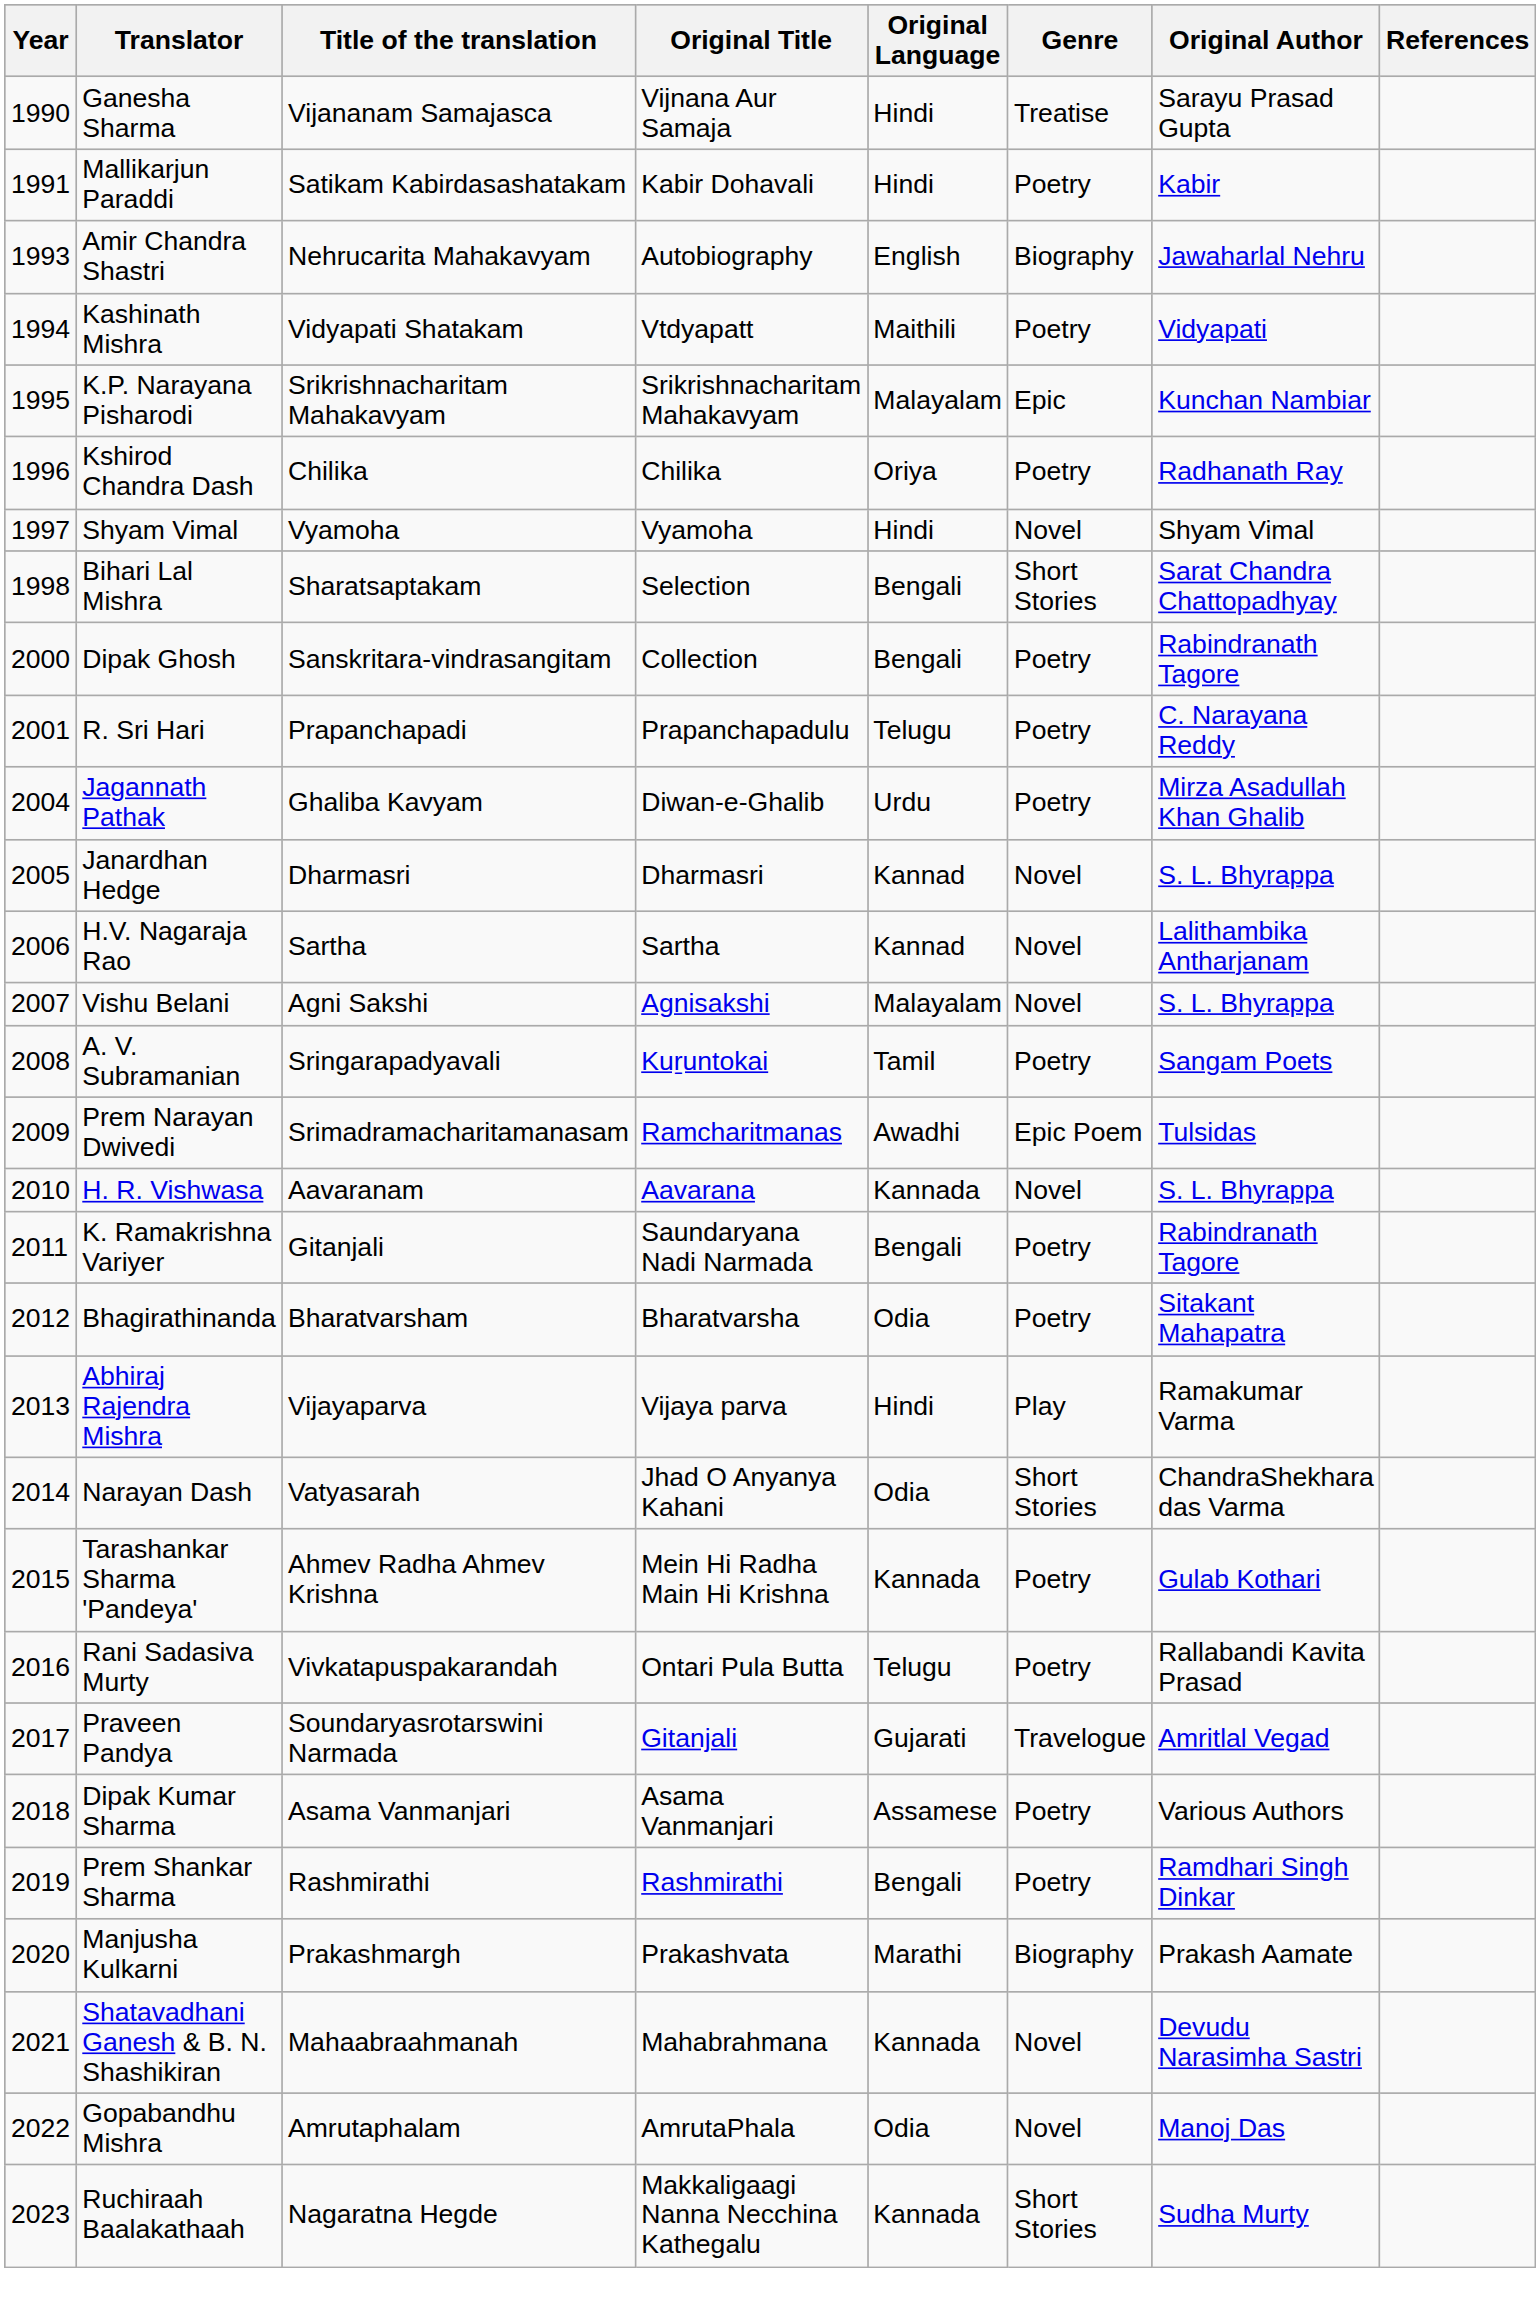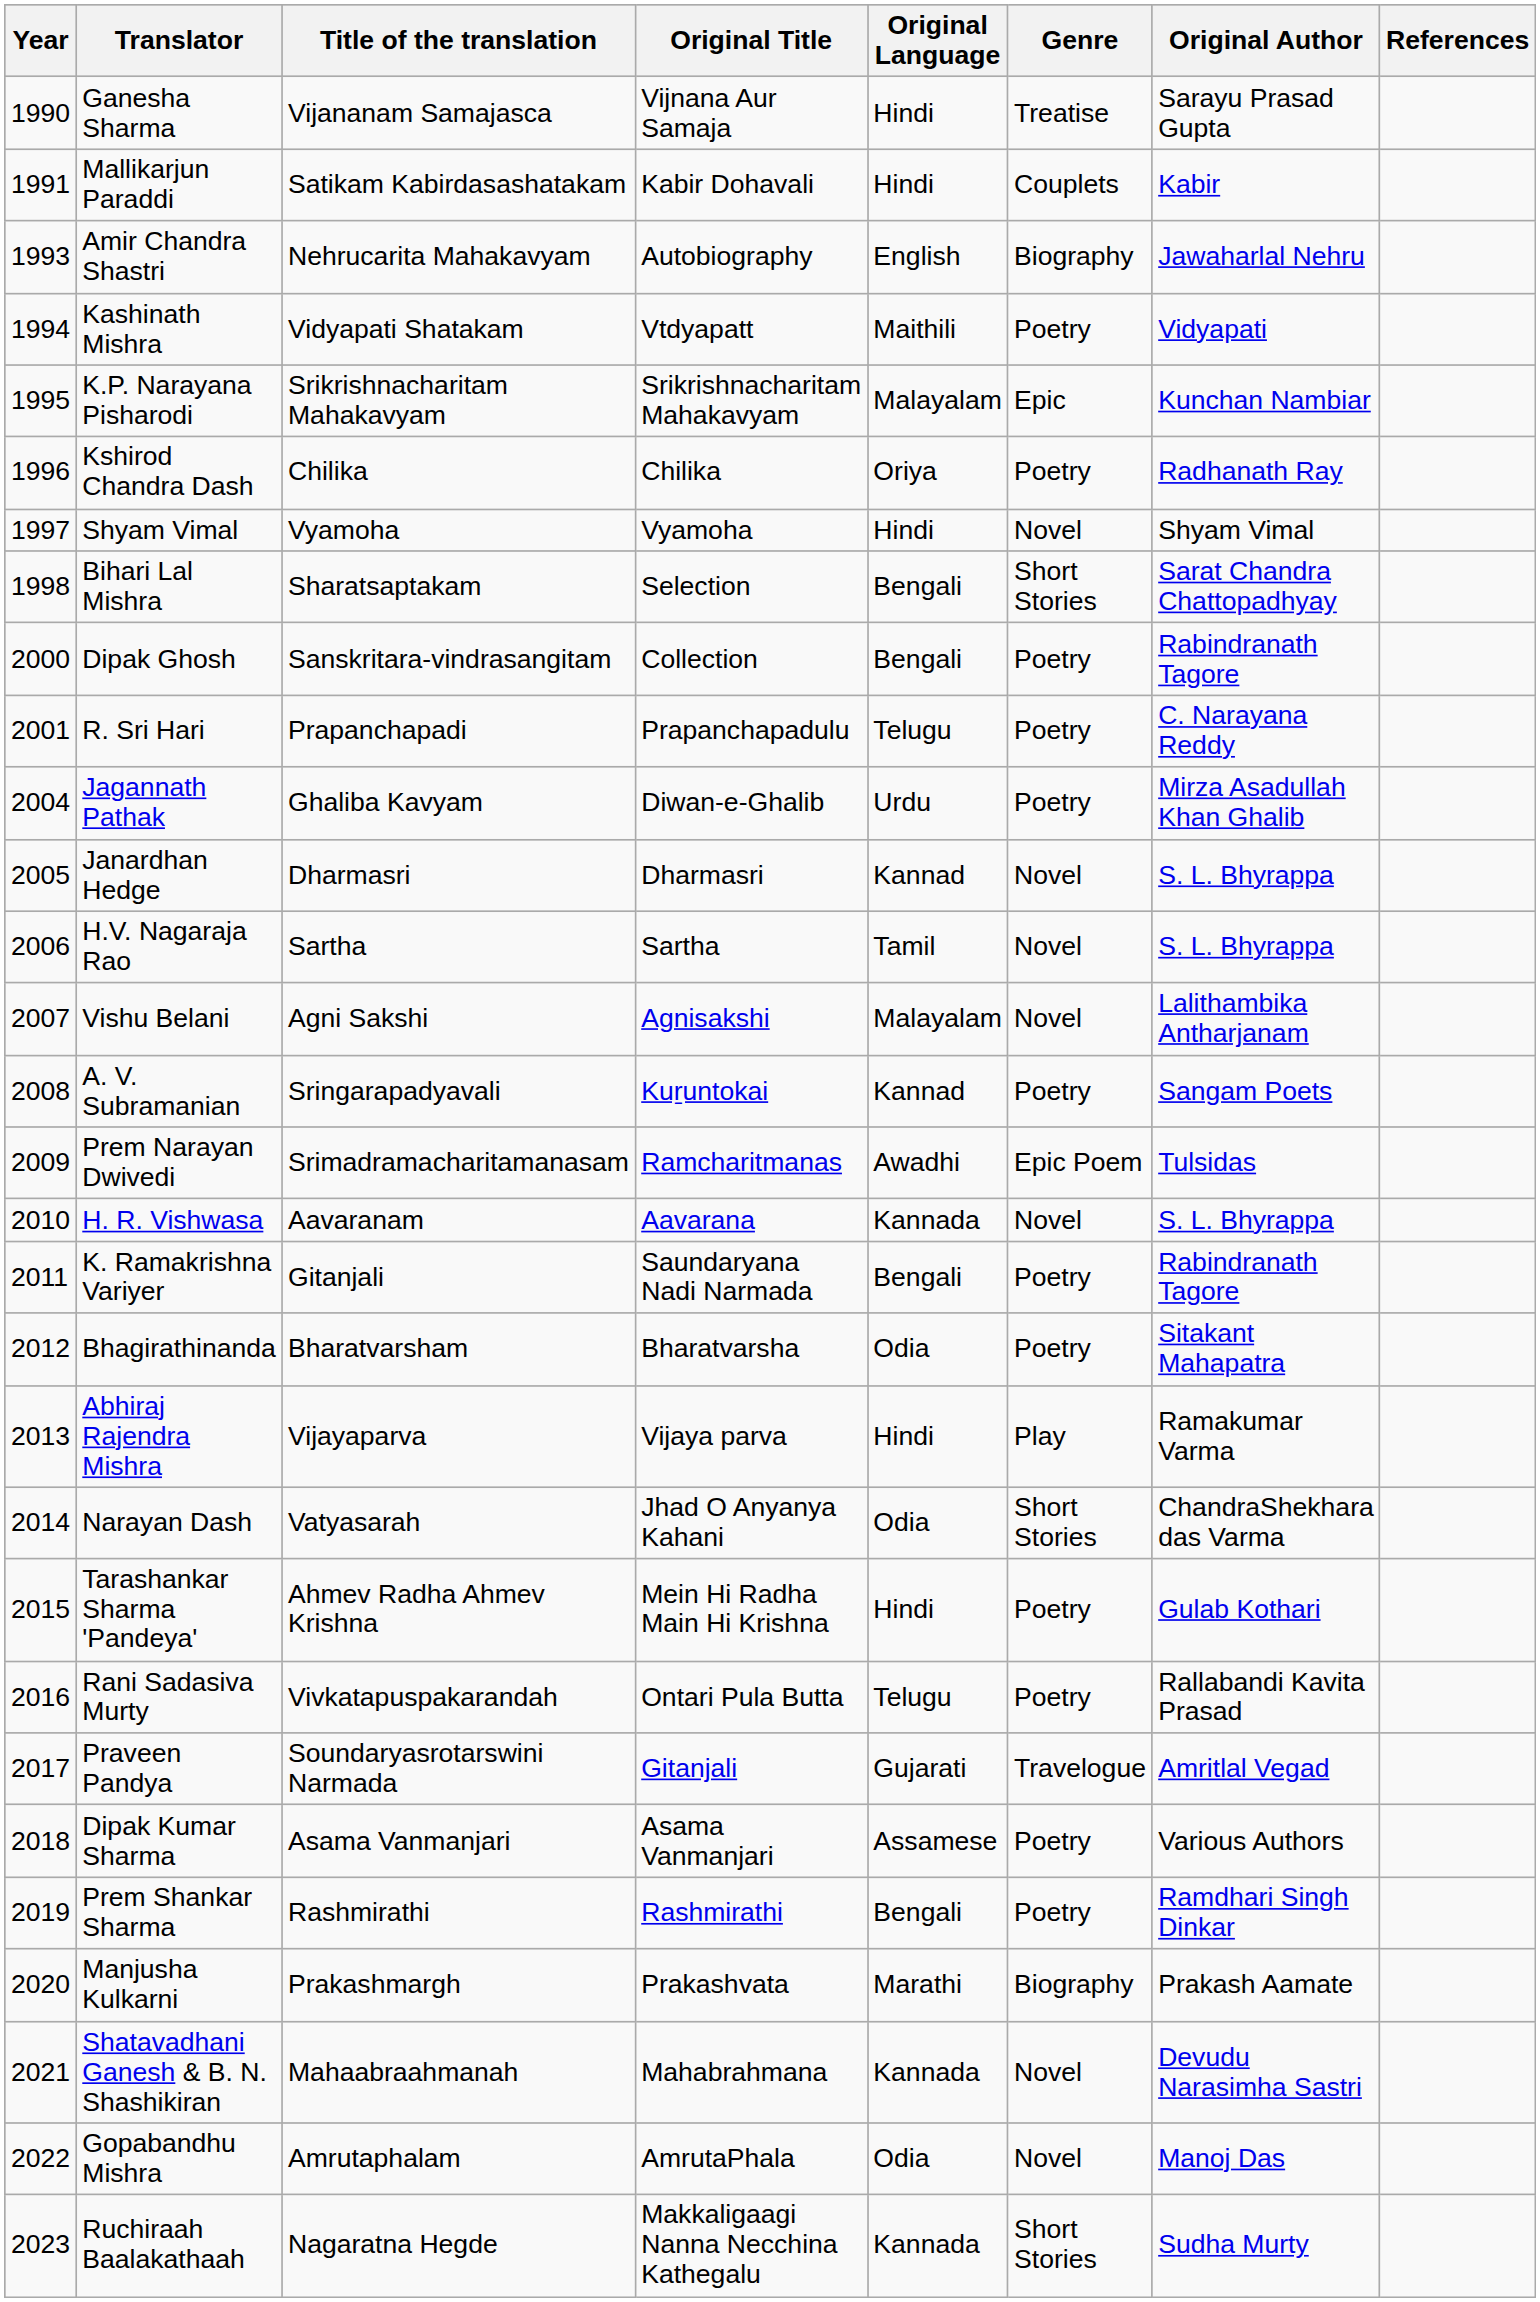(1052, 184) Poetry -> (1066, 184) Couplets
(919, 946) Kannad -> (904, 946) Tamil
(1233, 946) Lalithambika Antharjanam -> (1246, 946) S. L. Bhyrappa
(1246, 1003) S. L. Bhyrappa -> (1233, 1018) Lalithambika Antharjanam
(904, 1060) Tamil -> (919, 1090) Kannad
(927, 1579) Kannada -> (904, 1609) Hindi
